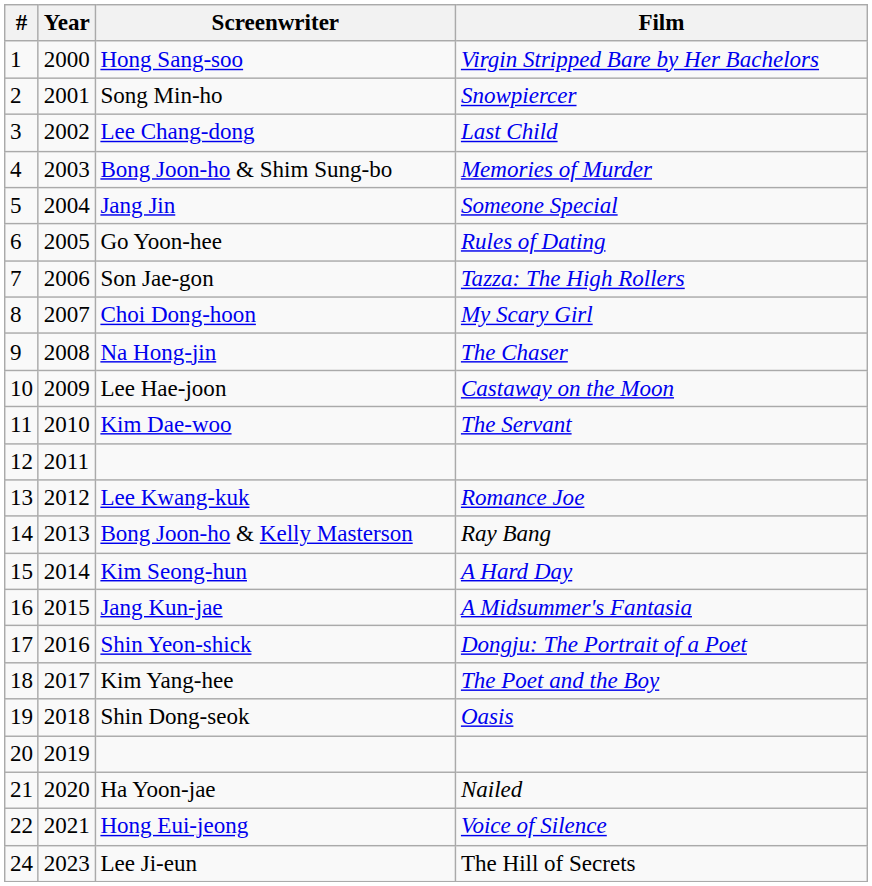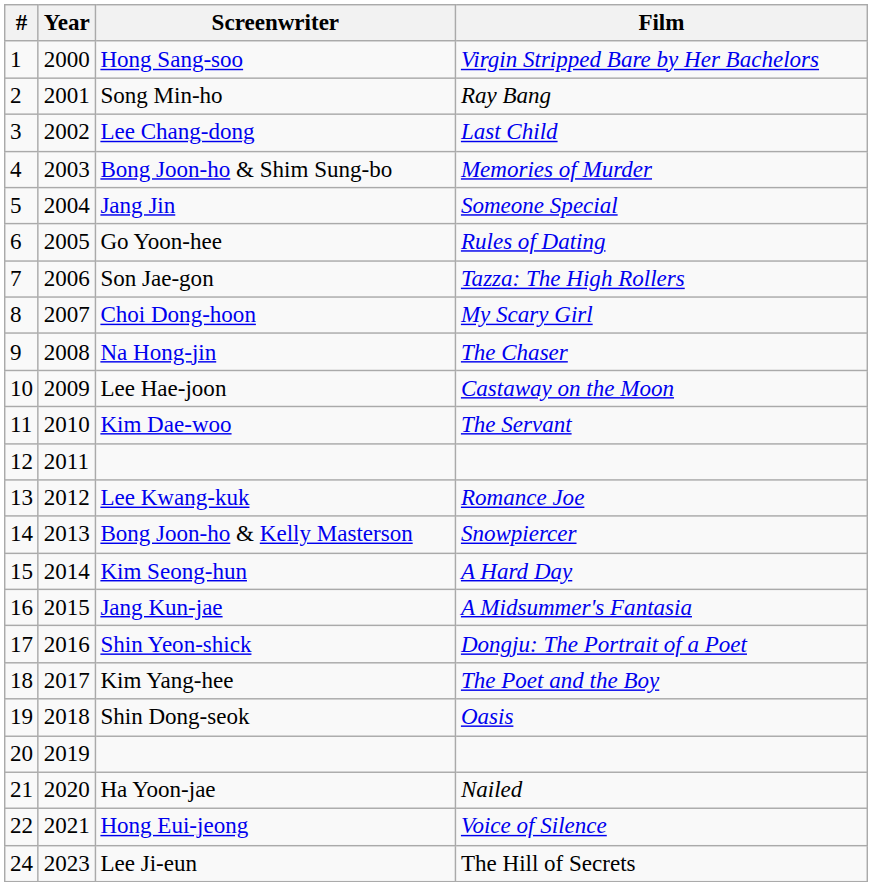(519, 95) Snowpiercer -> (506, 95) Ray Bang
(506, 534) Ray Bang -> (519, 534) Snowpiercer
